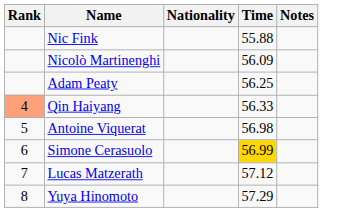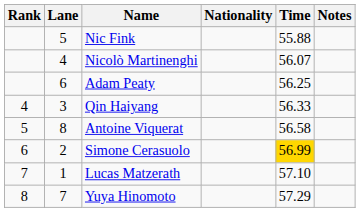+ column: (63, 15)
(257, 60) 56.09 -> (295, 60) 56.07
(24, 106) lightsalmon background -> (24, 106) no background
(257, 128) 56.98 -> (295, 128) 56.58
(257, 173) 57.12 -> (295, 173) 57.10
